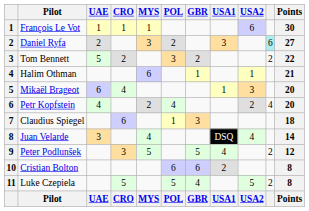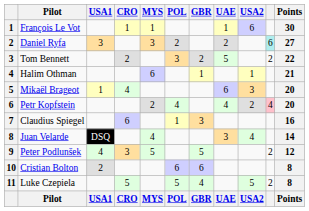columns swapped: (99, 12) <-> (224, 12)
(270, 105) no background -> (270, 105) pink background
(290, 121) 18 -> (290, 121) 16
